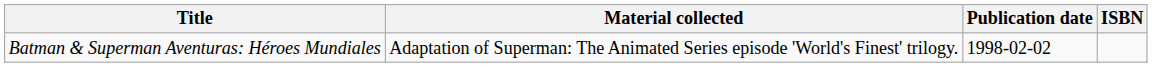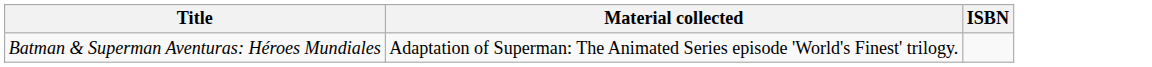- column: (1030, 18)
